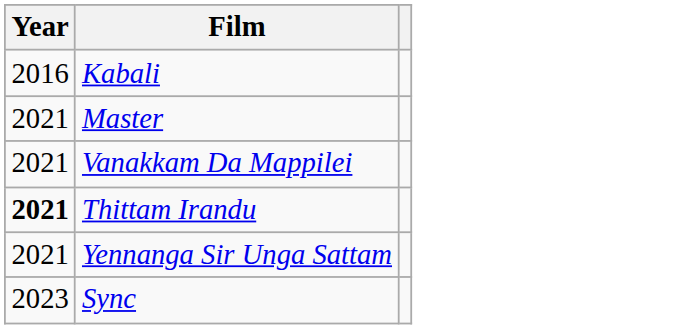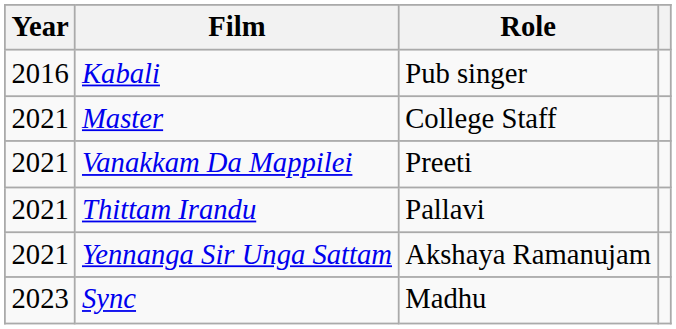+ column: (528, 27)
(40, 208) bold -> (40, 208) normal
